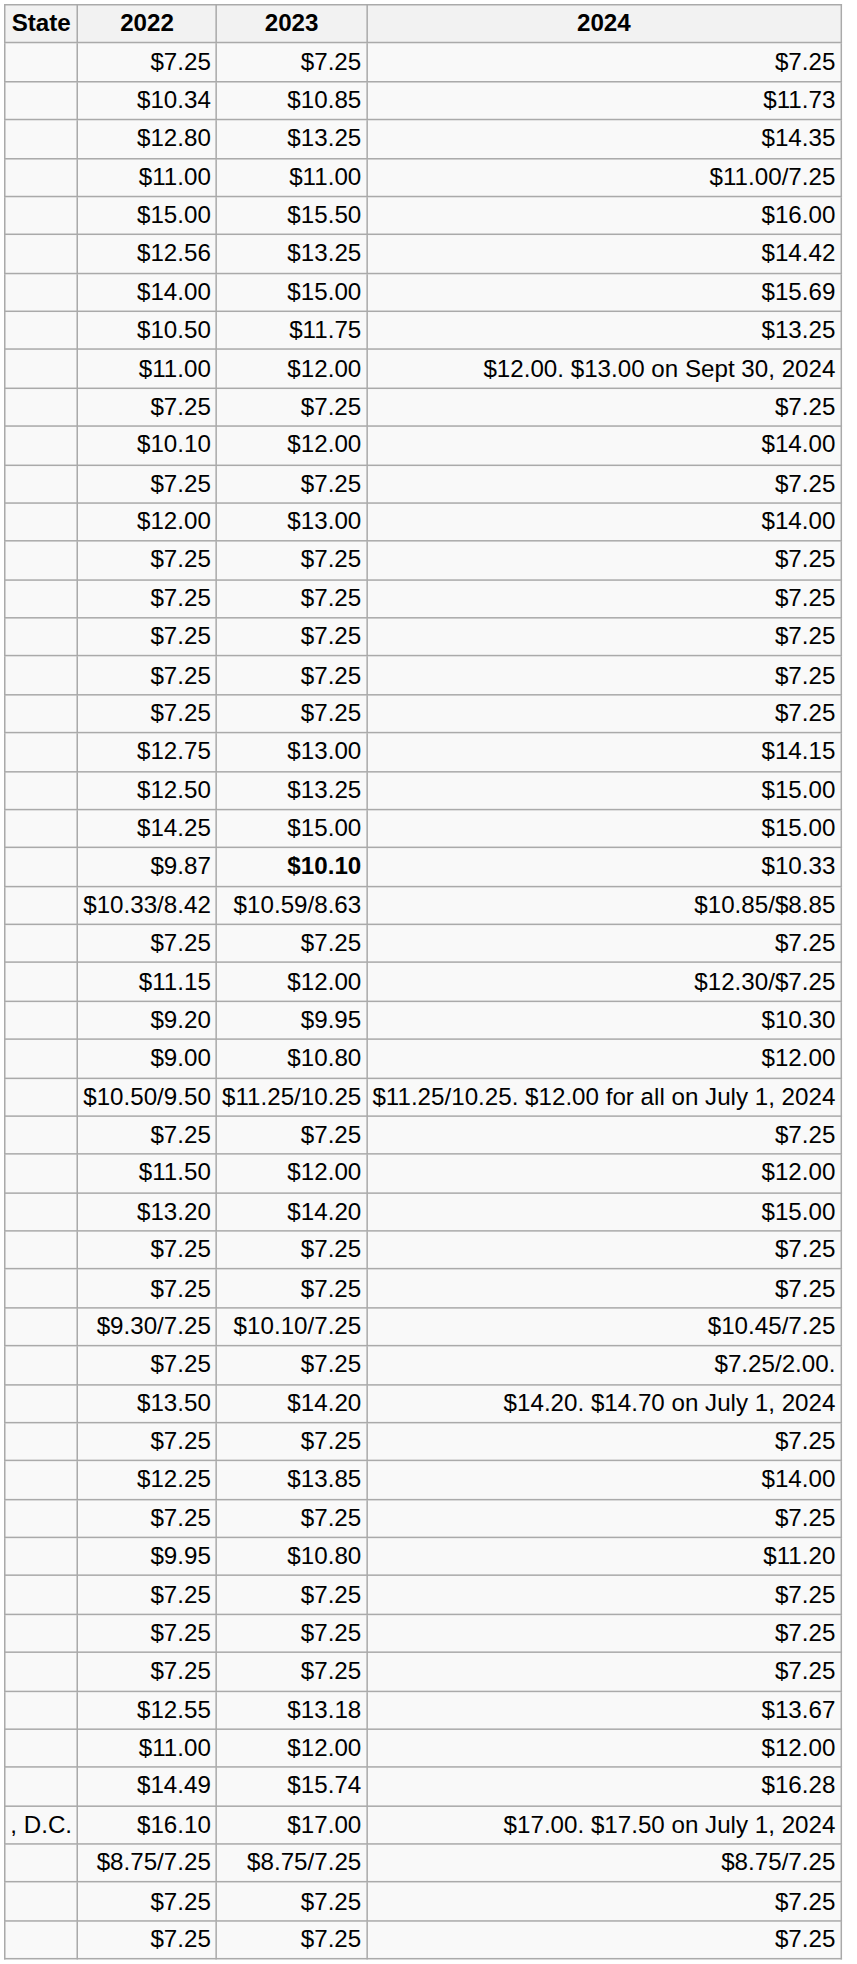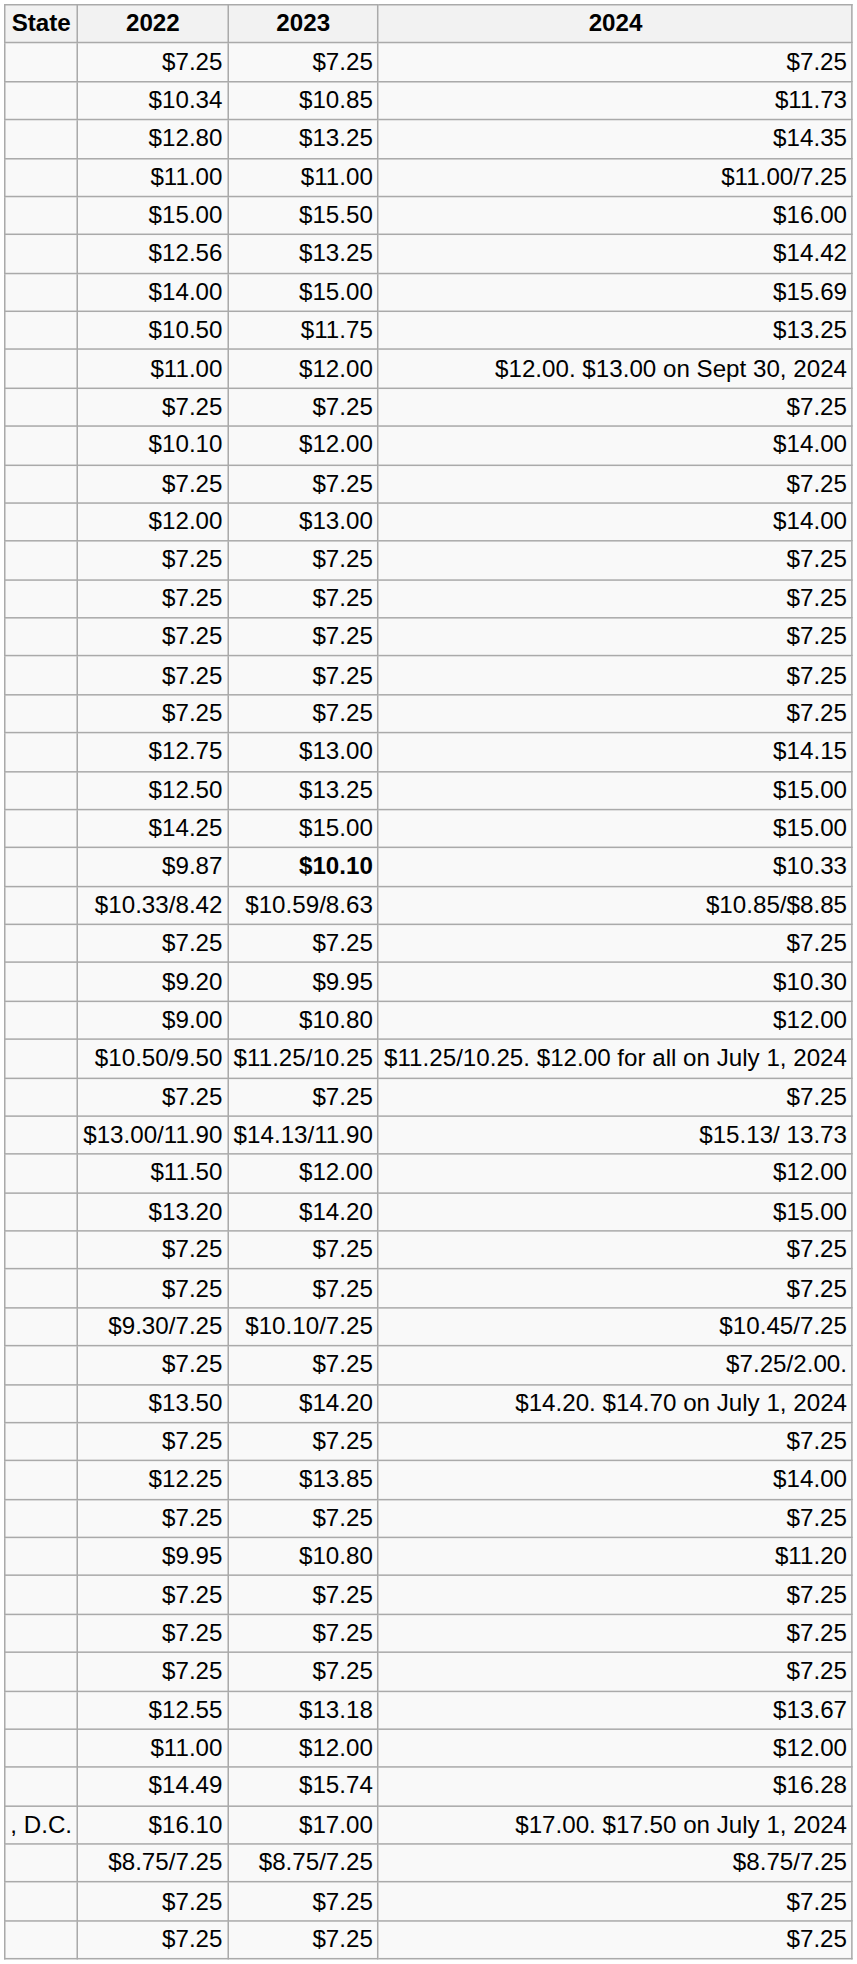- row: (175, 981)
+ row: (153, 1134)
